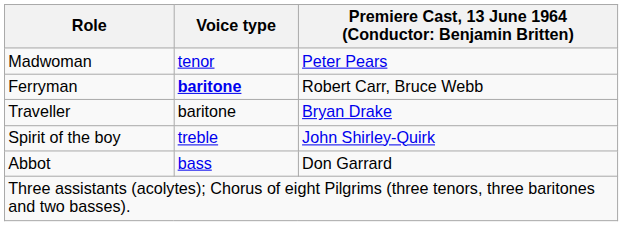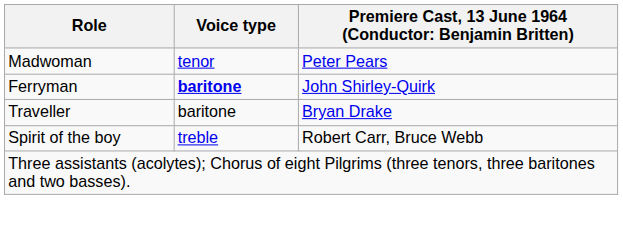(393, 86) Robert Carr, Bruce Webb -> (369, 86) John Shirley-Quirk
(369, 138) John Shirley-Quirk -> (393, 138) Robert Carr, Bruce Webb
- row: (29, 163)
